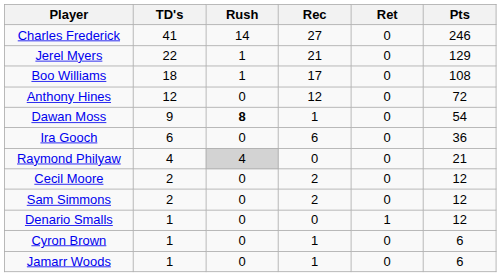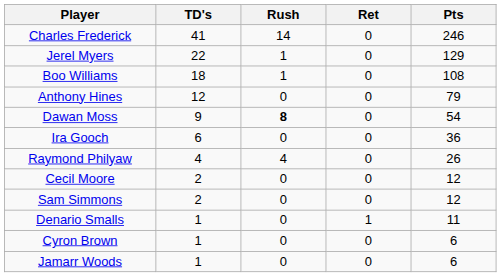- column: (315, 14)
(460, 96) 72 -> (454, 96) 79
(242, 158) lightgrey background -> (283, 158) no background
(460, 158) 21 -> (454, 158) 26
(460, 220) 12 -> (454, 220) 11
